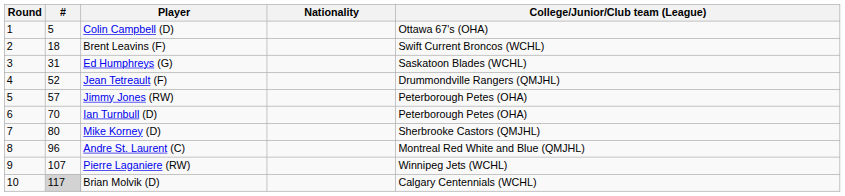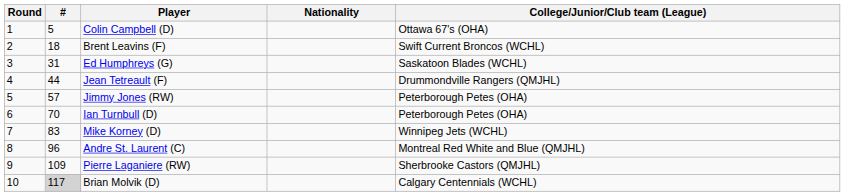(54, 81) 52 -> (54, 81) 44
(54, 132) 80 -> (54, 132) 83
(469, 132) Sherbrooke Castors (QMJHL) -> (453, 132) Winnipeg Jets (WCHL)
(57, 166) 107 -> (57, 166) 109
(453, 166) Winnipeg Jets (WCHL) -> (469, 166) Sherbrooke Castors (QMJHL)
